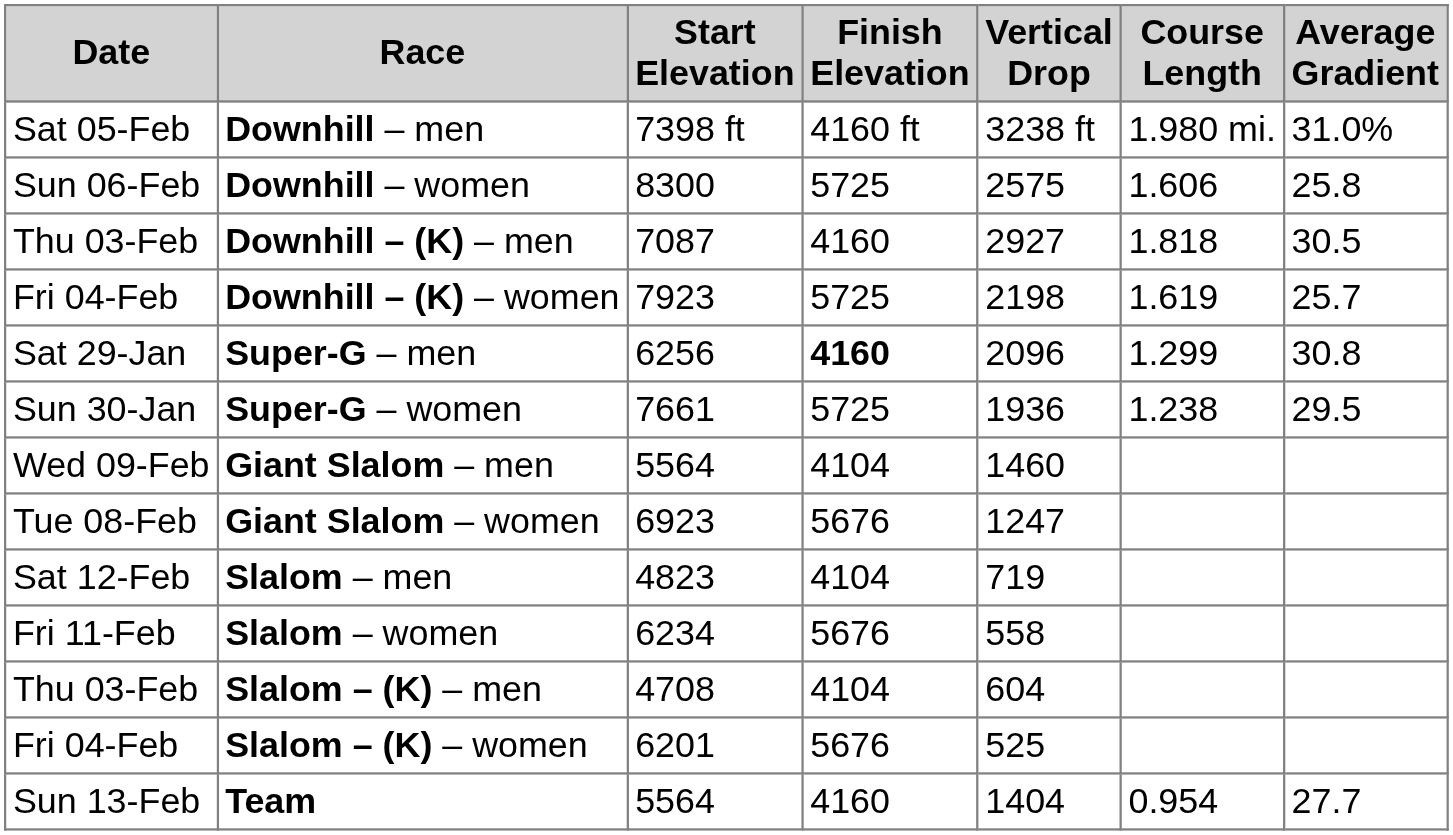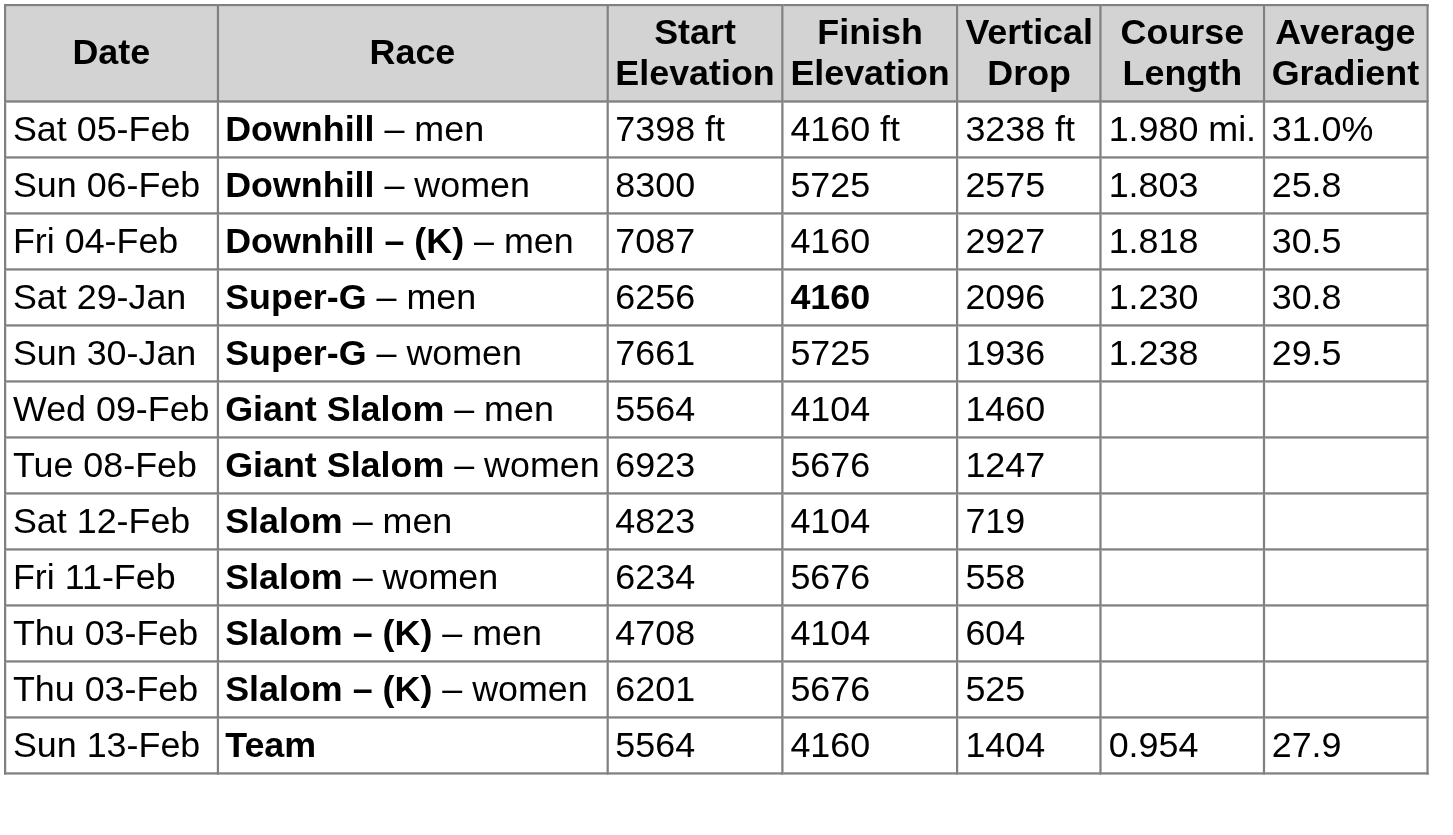(1173, 184) 1.606 -> (1153, 184) 1.803
(106, 240) Thu 03-Feb -> (96, 240) Fri 04-Feb
- row: (422, 296)
(1173, 352) 1.299 -> (1153, 296) 1.230
(96, 744) Fri 04-Feb -> (106, 688) Thu 03-Feb
(1326, 800) 27.7 -> (1307, 744) 27.9
